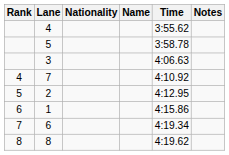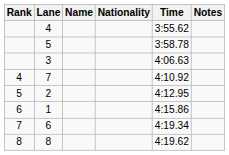columns swapped: (136, 12) <-> (91, 12)
